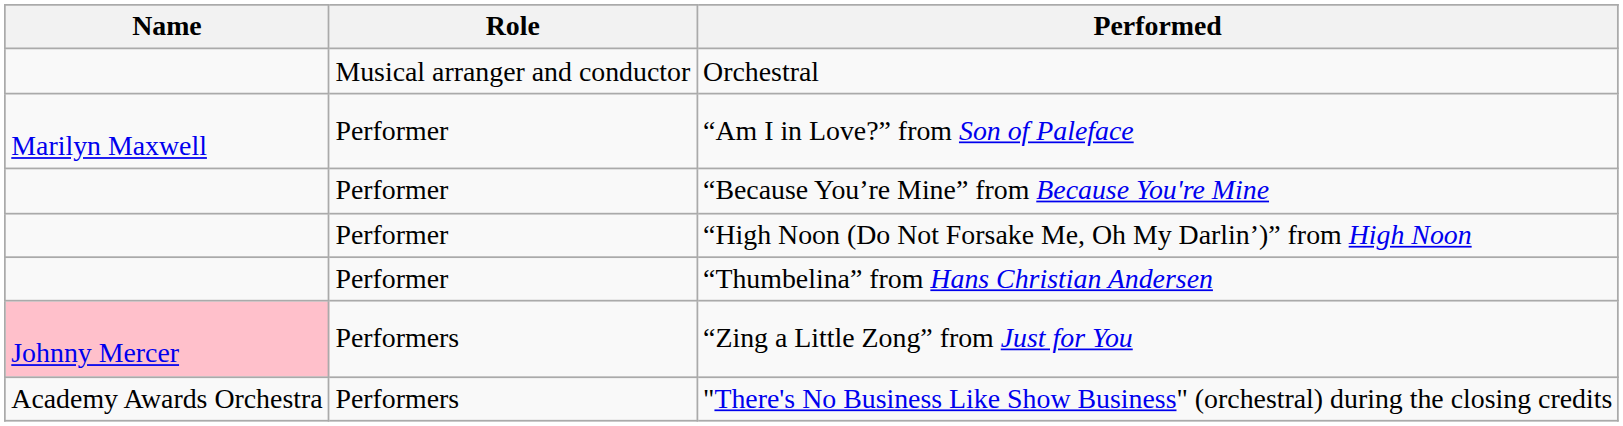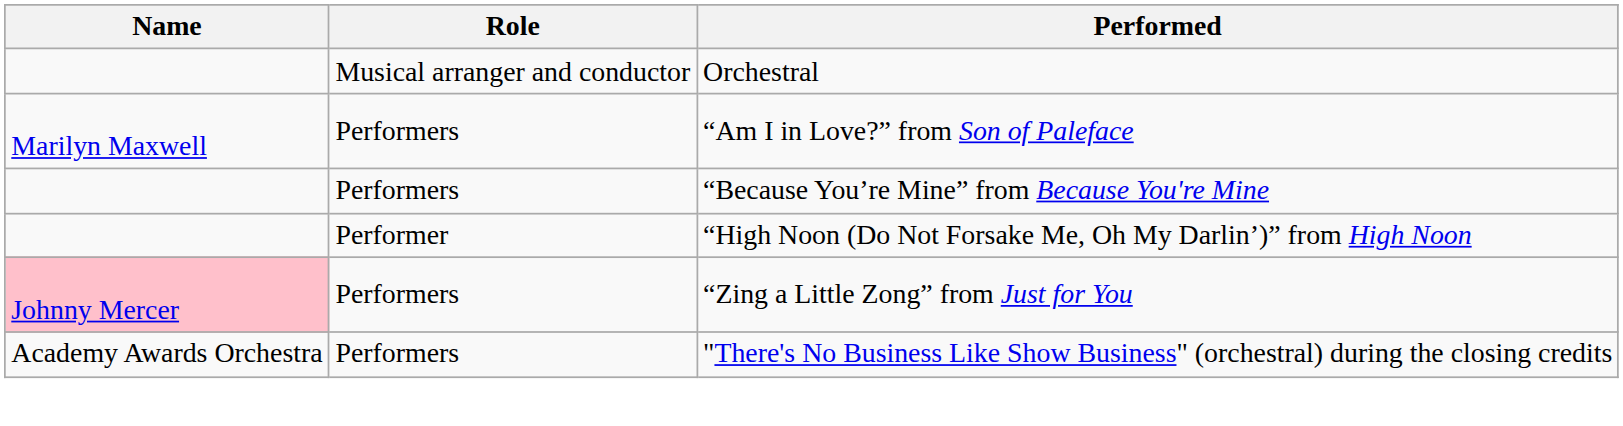(392, 130) Performer -> (397, 130) Performers
(392, 190) Performer -> (397, 190) Performers
- row: (958, 278)
